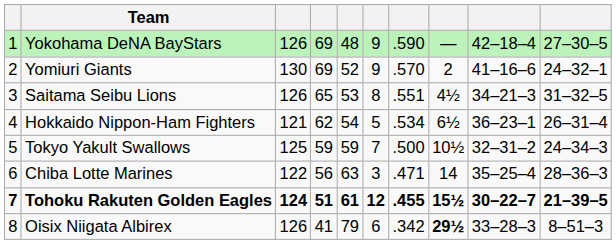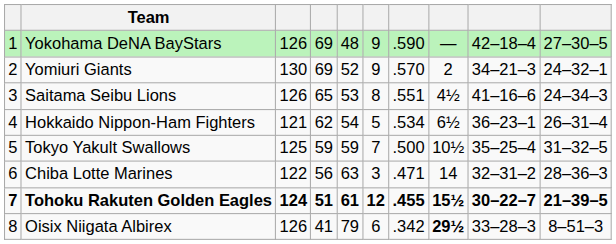(504, 69) 41–16–6 -> (504, 69) 34–21–3
(504, 95) 34–21–3 -> (504, 95) 41–16–6
(576, 95) 31–32–5 -> (576, 95) 24–34–3
(504, 148) 32–31–2 -> (504, 148) 35–25–4
(576, 148) 24–34–3 -> (576, 148) 31–32–5
(504, 174) 35–25–4 -> (504, 174) 32–31–2
